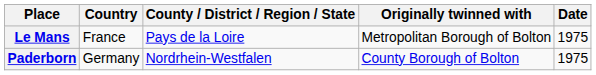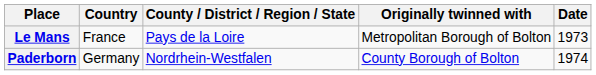(573, 37) 1975 -> (573, 37) 1973
(573, 59) 1975 -> (573, 59) 1974
